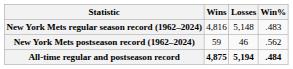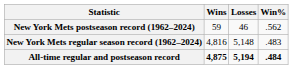rows swapped: (104, 27) <-> (104, 42)
